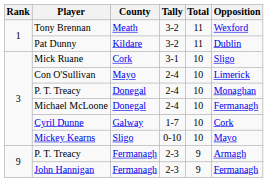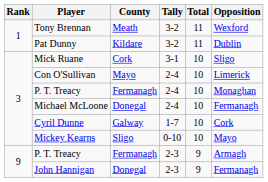(129, 91) Donegal -> (135, 91) Fermanagh
(135, 169) Fermanagh -> (129, 169) Donegal
